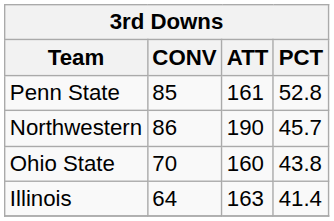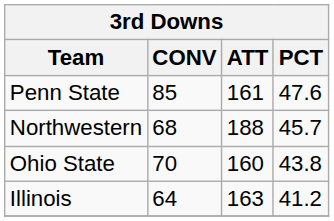(300, 92) 52.8 -> (300, 92) 47.6
(165, 127) 86 -> (165, 127) 68
(245, 127) 190 -> (245, 127) 188
(300, 198) 41.4 -> (300, 198) 41.2
